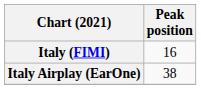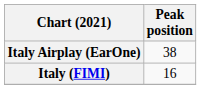rows swapped: (74, 52) <-> (74, 73)
